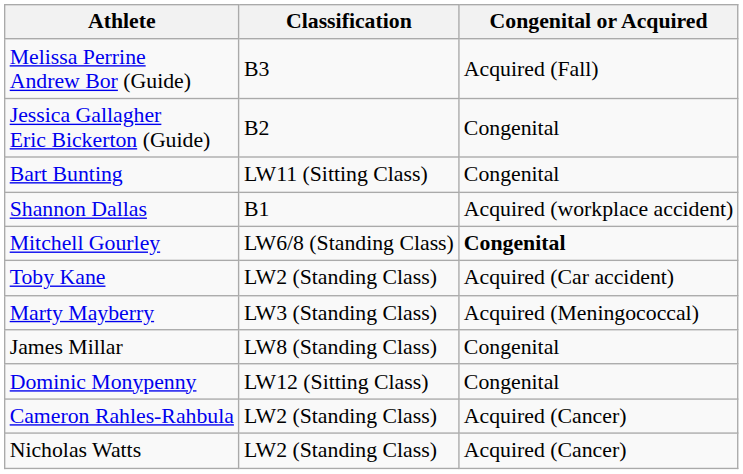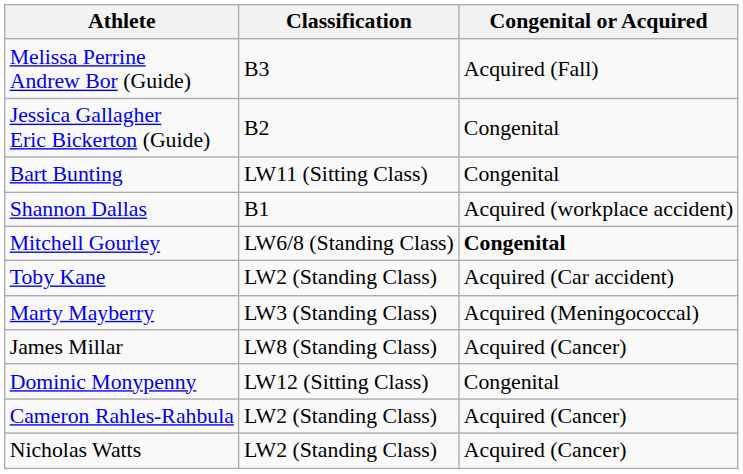(512, 346) Congenital -> (545, 346) Acquired (Cancer)
